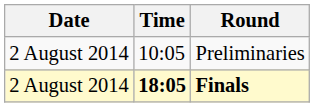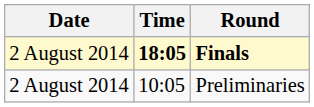rows swapped: (250, 53) <-> (222, 85)
